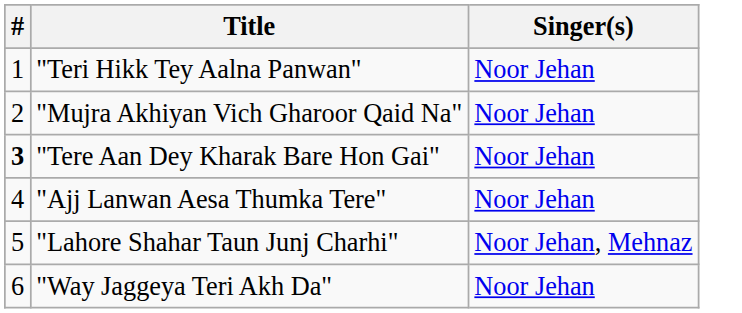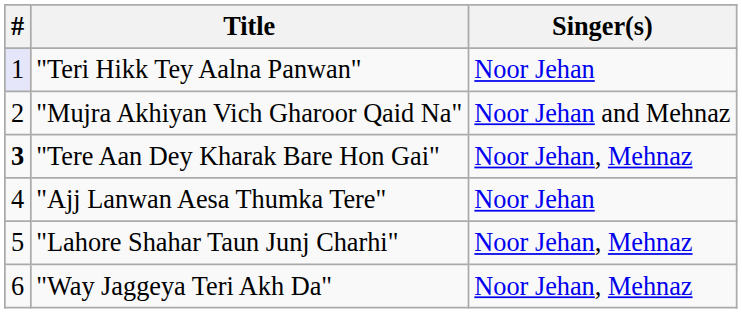(18, 69) no background -> (18, 69) lavender background
(535, 113) Noor Jehan -> (602, 113) Noor Jehan and Mehnaz
(535, 156) Noor Jehan -> (583, 156) Noor Jehan, Mehnaz
(535, 286) Noor Jehan -> (583, 286) Noor Jehan, Mehnaz
